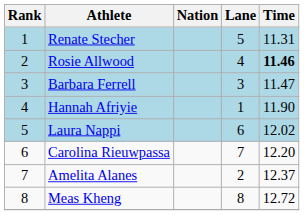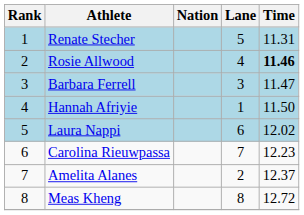(279, 107) 11.90 -> (279, 107) 11.50
(279, 152) 12.20 -> (279, 152) 12.23
